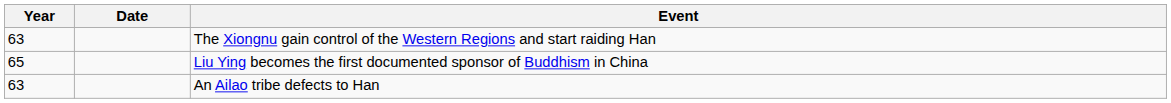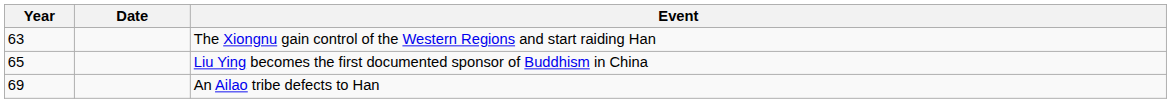(16, 86) 63 -> (16, 86) 69
